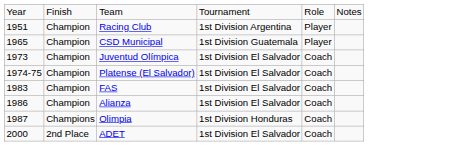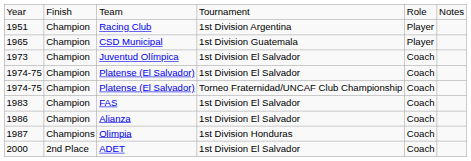+ row: (24, 88)
